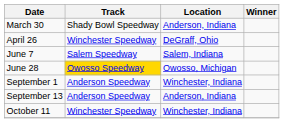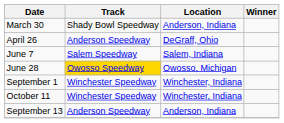(112, 39) Winchester Speedway -> (108, 39) Anderson Speedway
(108, 82) Anderson Speedway -> (112, 82) Winchester Speedway
rows swapped: (35, 96) <-> (28, 110)
